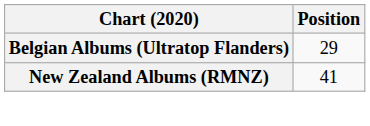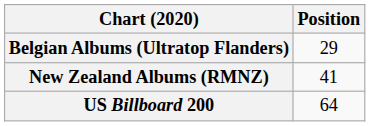+ row: (149, 105)
